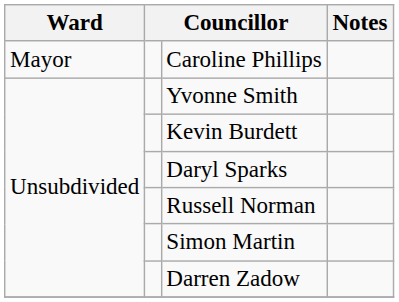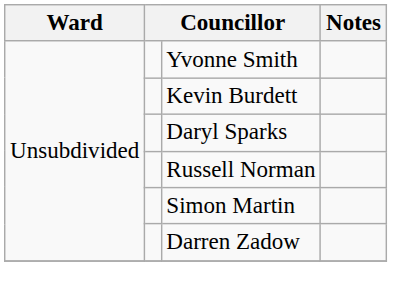- row: (244, 59)
